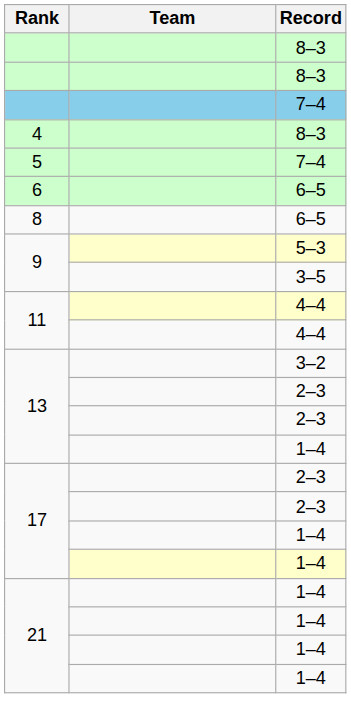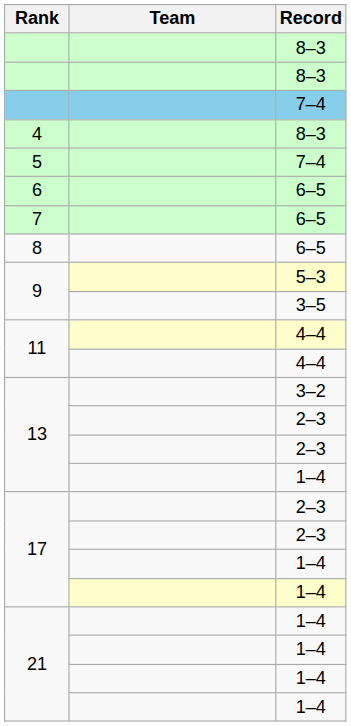+ row: (37, 219)
